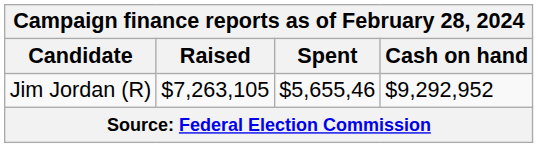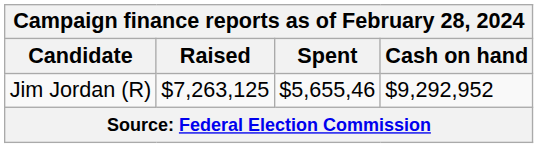(215, 90) $7,263,105 -> (215, 90) $7,263,125
